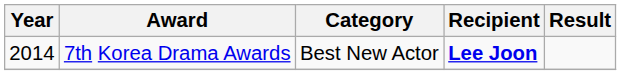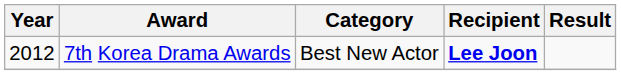(32, 52) 2014 -> (32, 52) 2012
